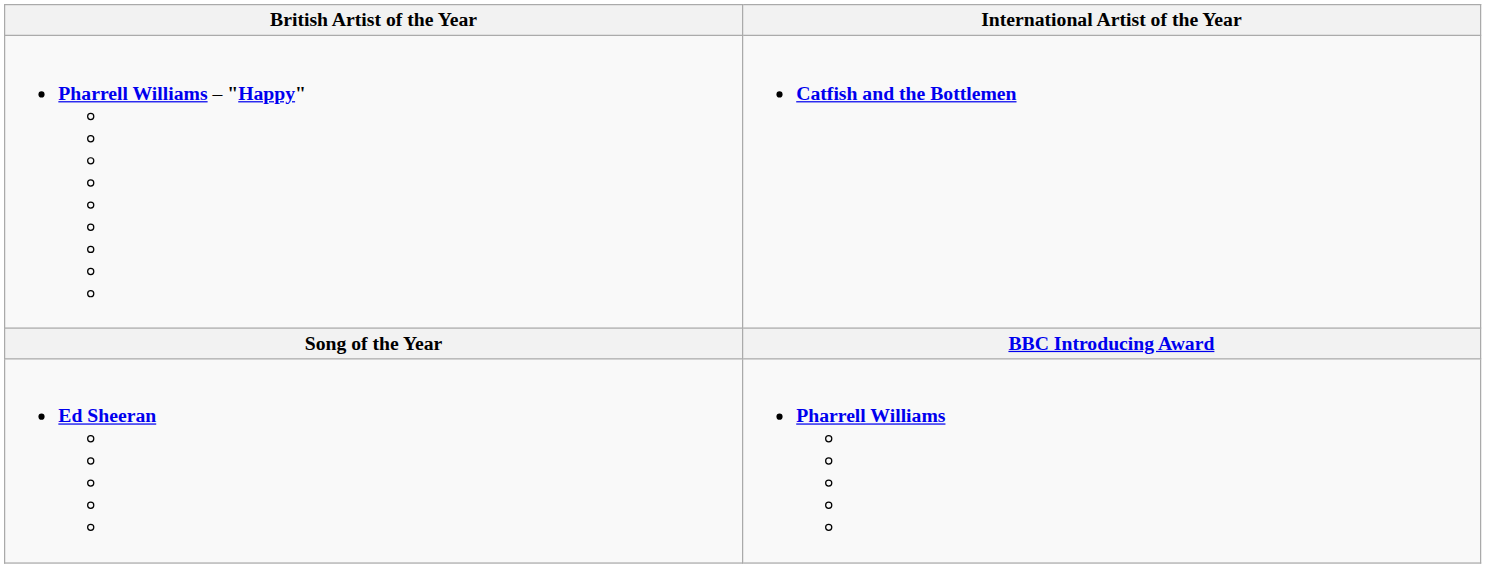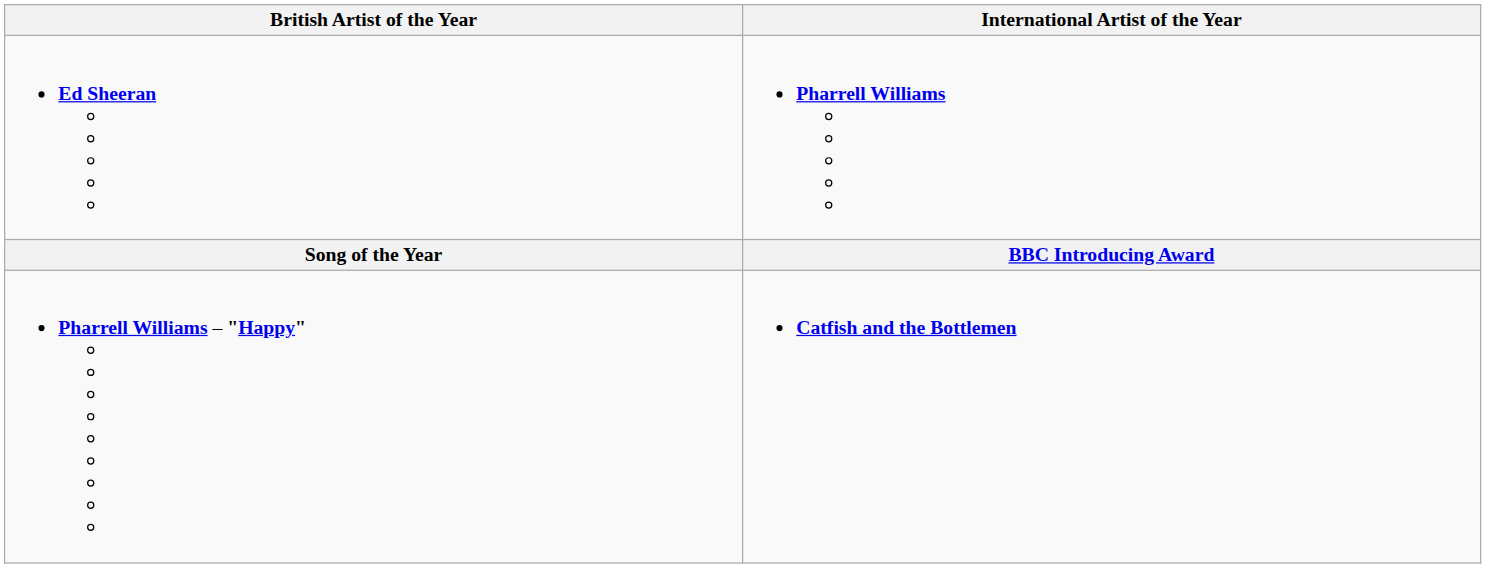rows swapped: (374, 472) <-> (374, 193)
